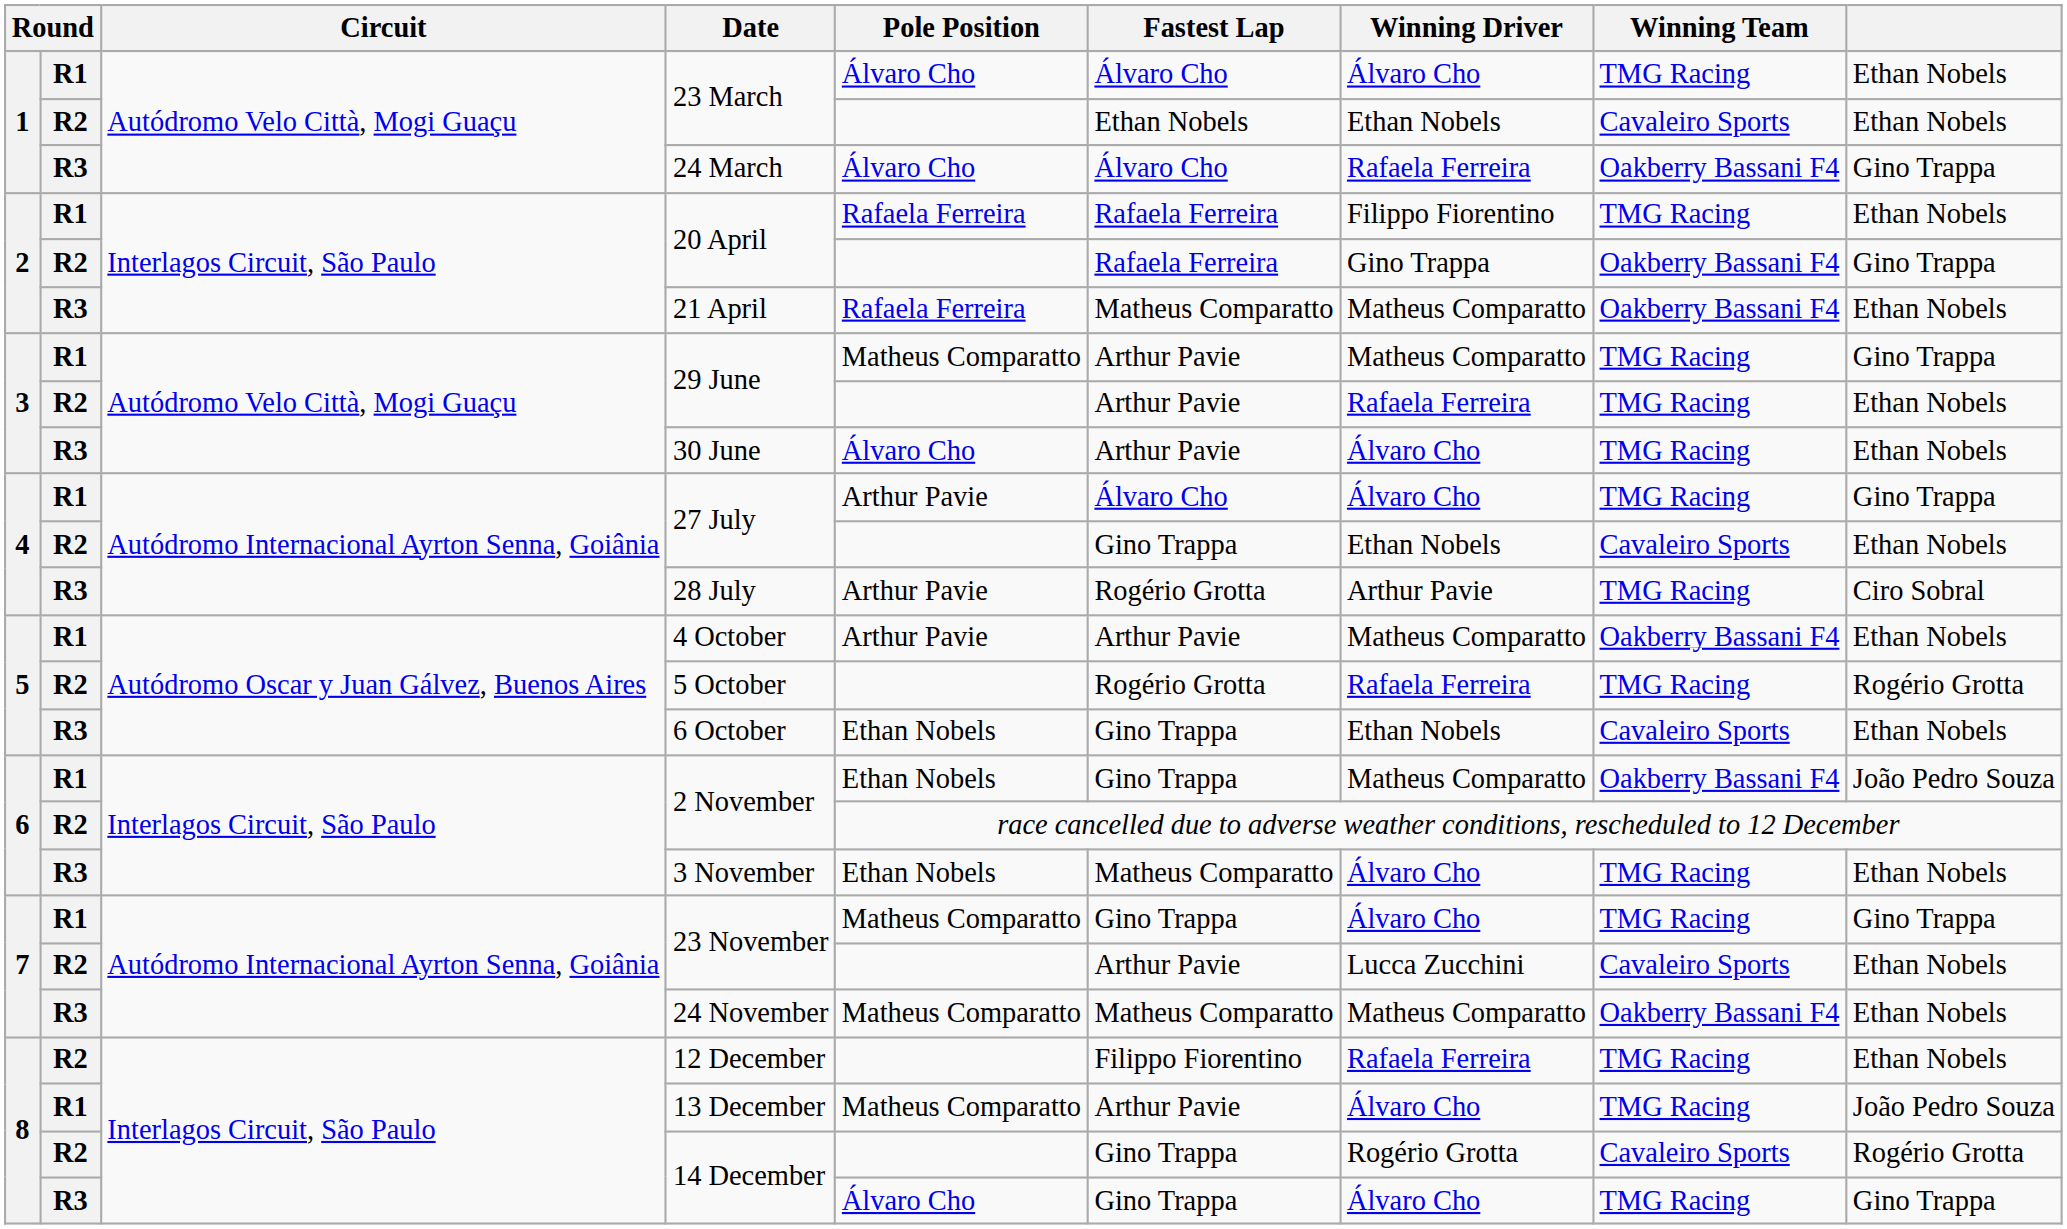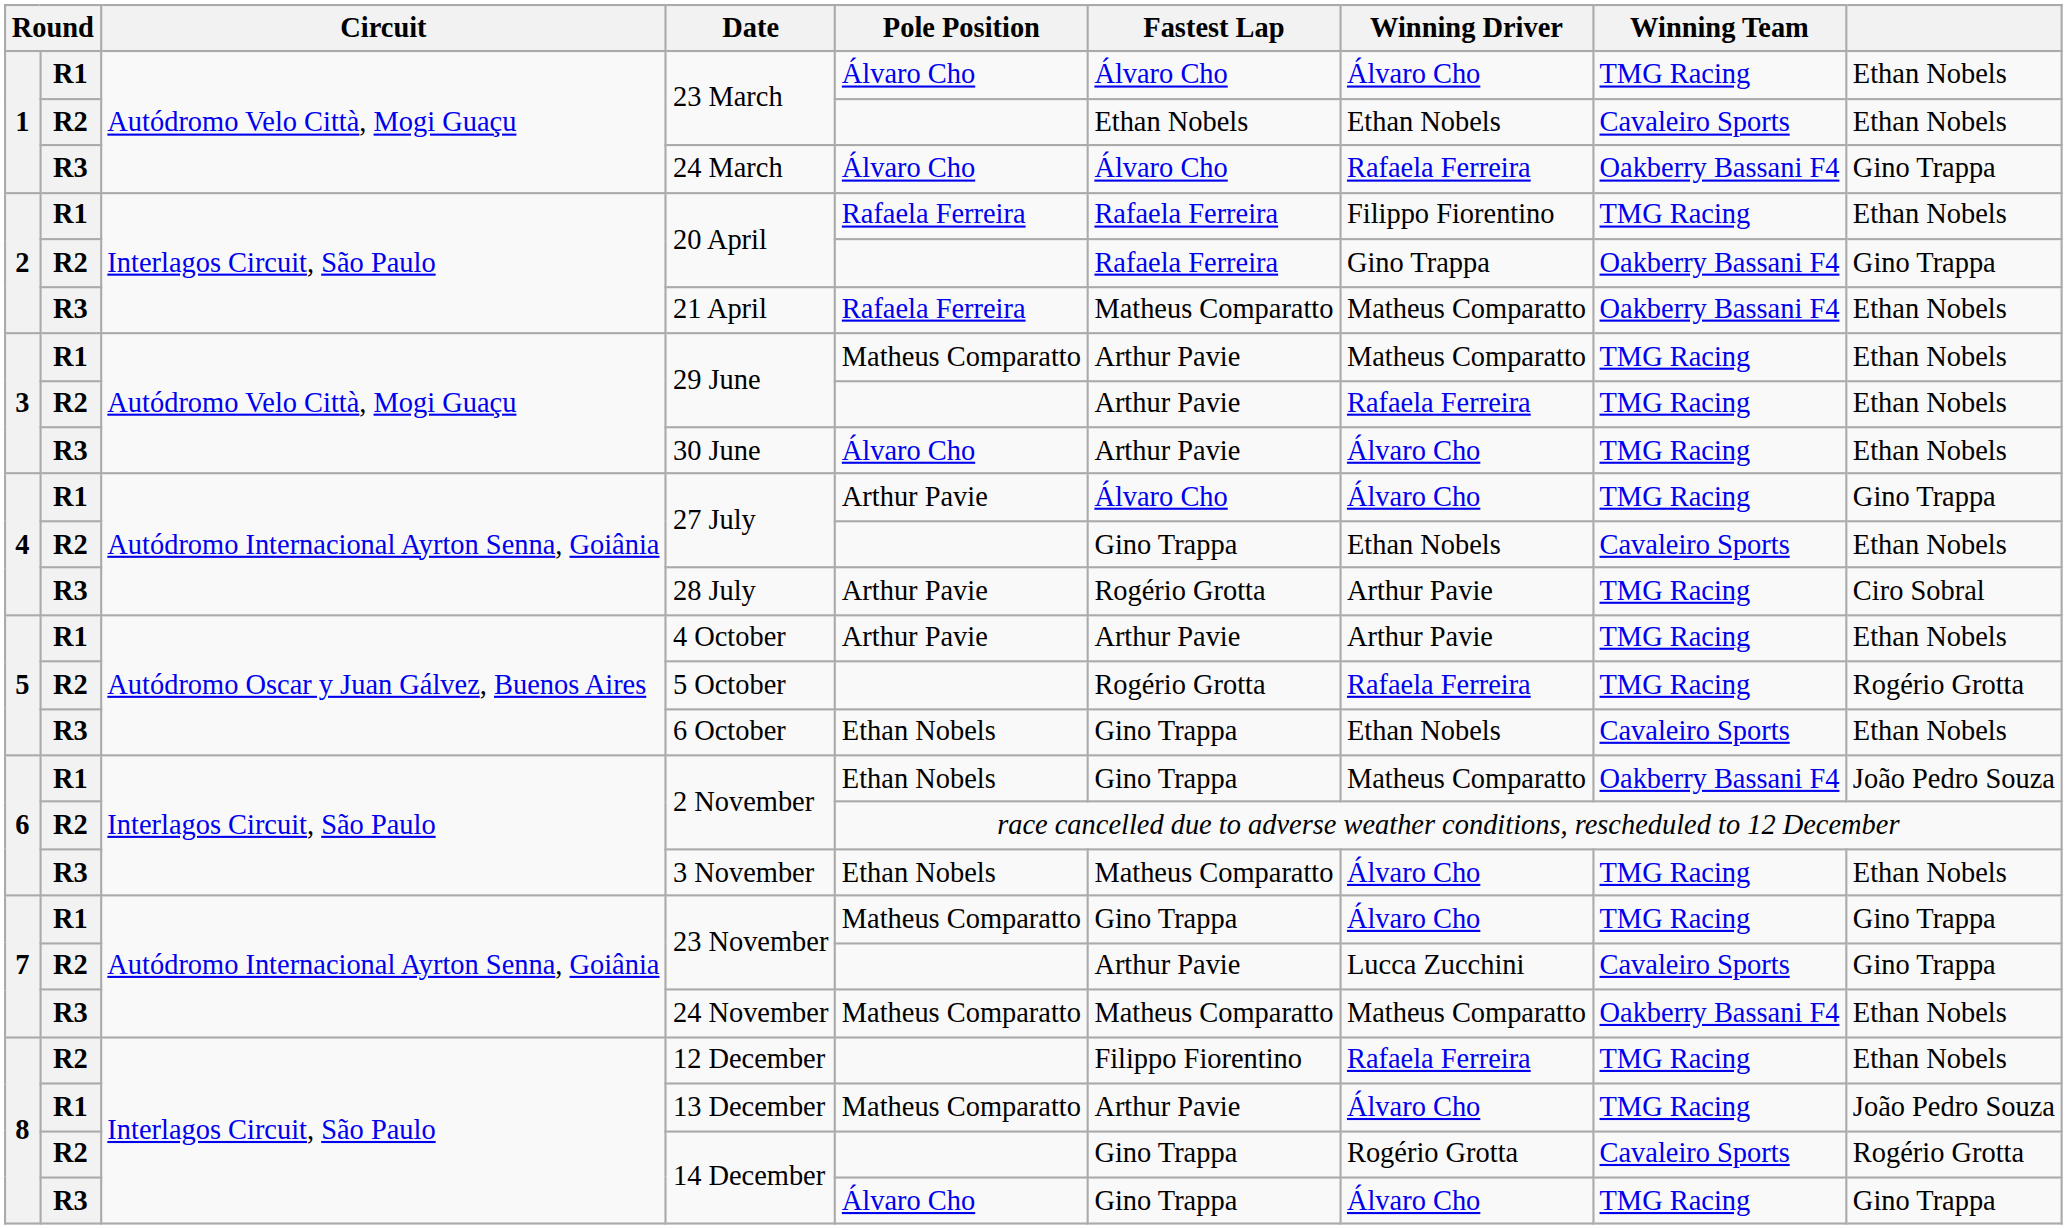(1924, 355) Gino Trappa -> (1930, 355) Ethan Nobels
(1467, 637) Matheus Comparatto -> (1420, 637) Arthur Pavie
(1719, 637) Oakberry Bassani F4 -> (1675, 637) TMG Racing
(1930, 965) Ethan Nobels -> (1924, 965) Gino Trappa
